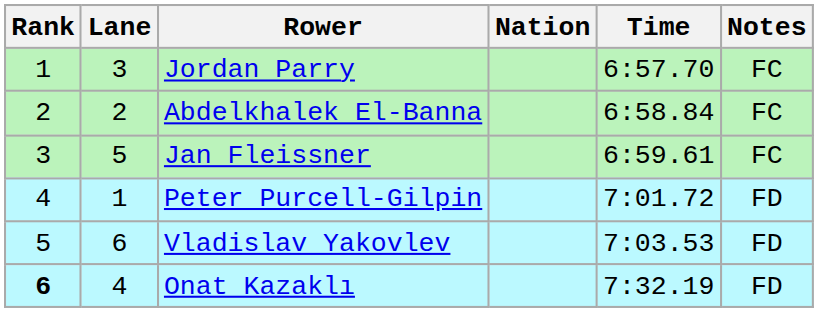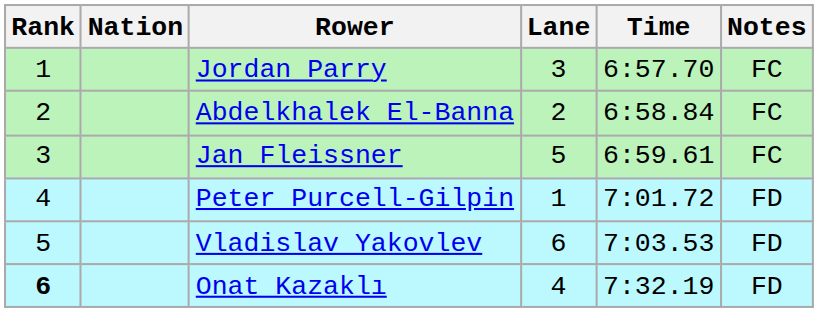columns swapped: (119, 27) <-> (543, 27)
